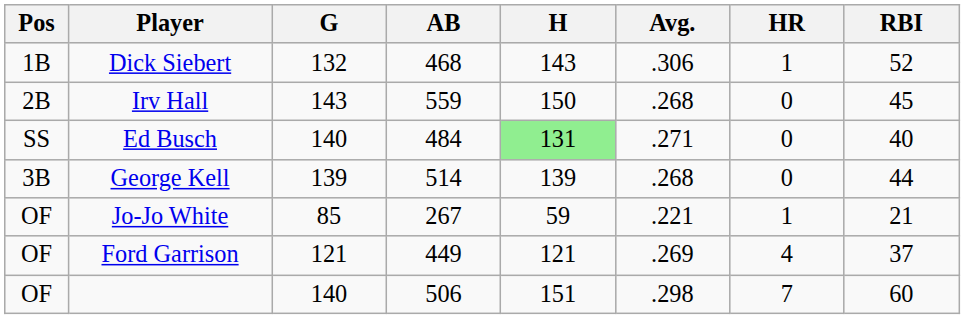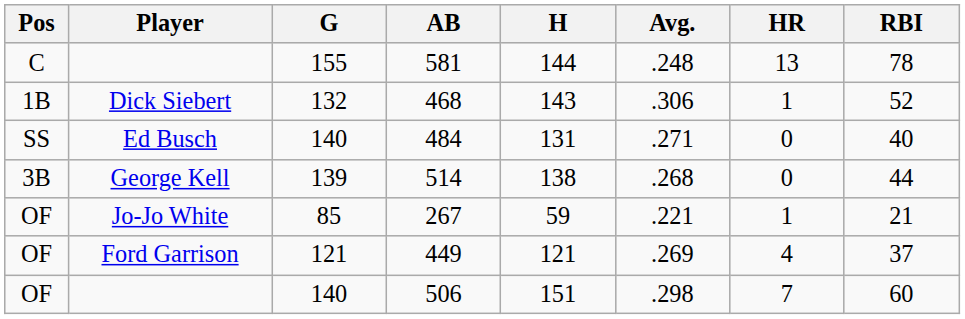+ row: (443, 62)
- row: (443, 100)
(558, 139) lightgreen background -> (558, 139) no background
(558, 178) 139 -> (558, 178) 138
